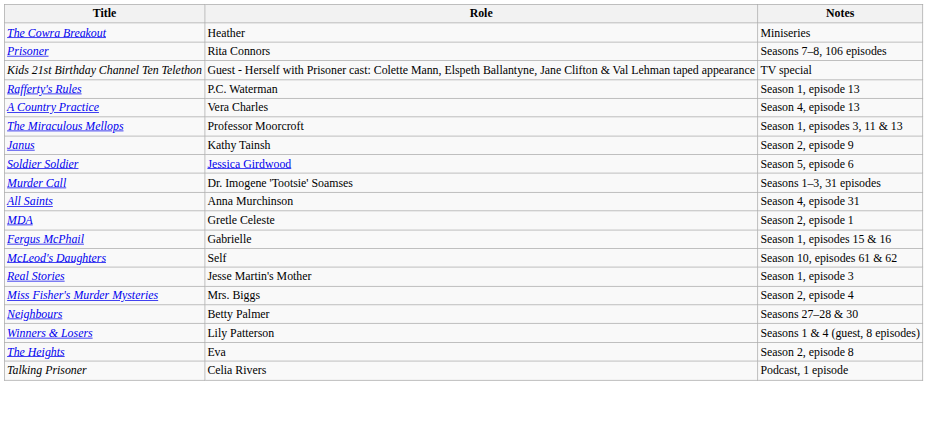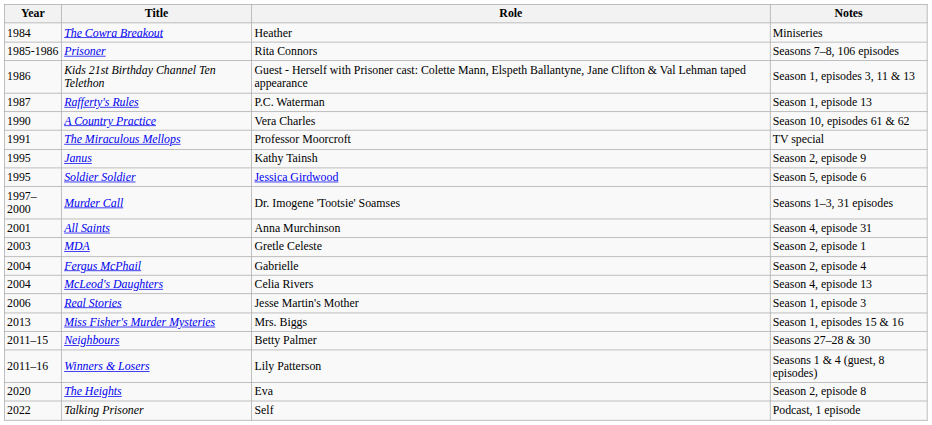+ column: (33, 13)
(786, 70) TV special -> (844, 76) Season 1, episodes 3, 11 & 13
(810, 107) Season 4, episode 13 -> (841, 121) Season 10, episodes 61 & 62
(832, 126) Season 1, episodes 3, 11 & 13 -> (798, 139) TV special
(826, 239) Season 1, episodes 15 & 16 -> (819, 265) Season 2, episode 4
(217, 257) Self -> (284, 284) Celia Rivers
(829, 257) Season 10, episodes 61 & 62 -> (822, 284) Season 4, episode 13
(807, 295) Season 2, episode 4 -> (838, 322) Season 1, episodes 15 & 16
(237, 370) Celia Rivers -> (264, 410) Self
